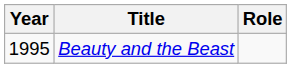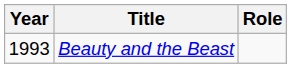(29, 48) 1995 -> (29, 48) 1993
